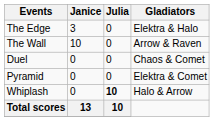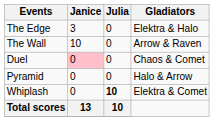(73, 60) no background -> (73, 60) pink background
(170, 76) Elektra & Comet -> (163, 76) Halo & Arrow
(163, 92) Halo & Arrow -> (170, 92) Elektra & Comet
